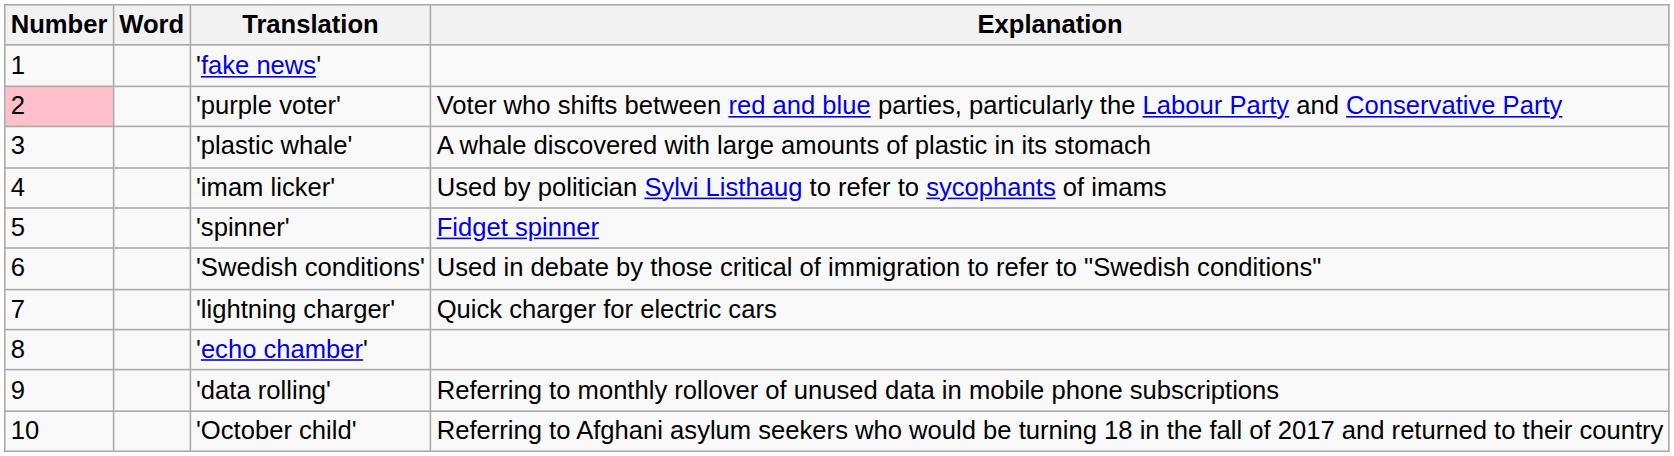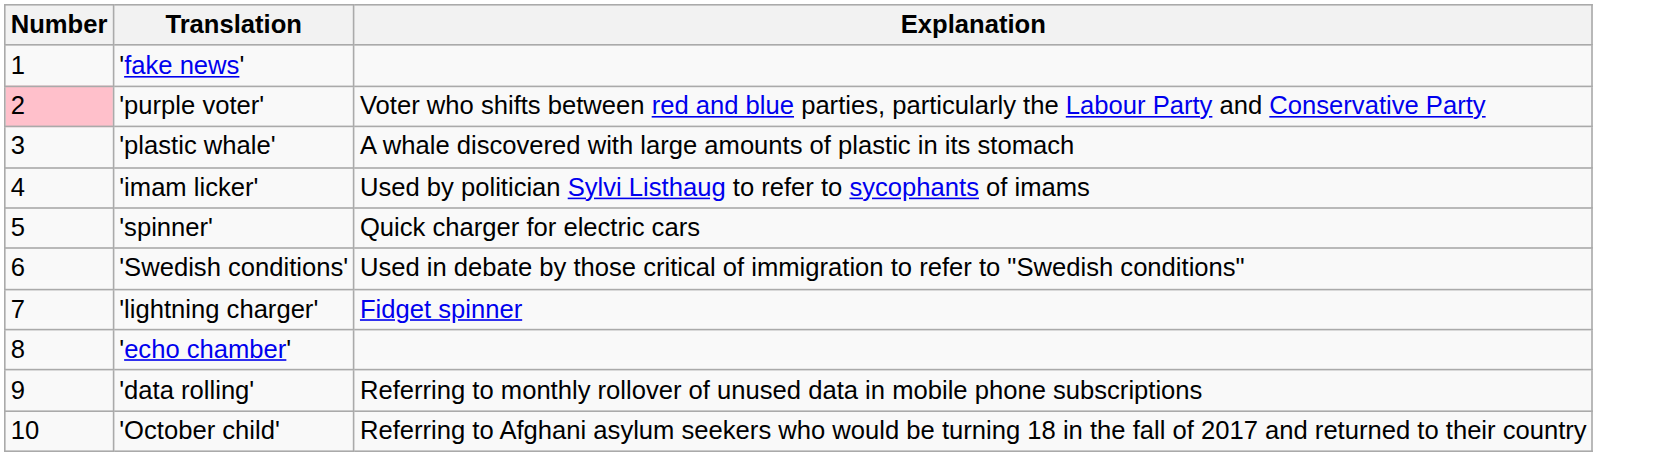- column: (152, 24)
(518, 227) Fidget spinner -> (530, 227) Quick charger for electric cars
(607, 308) Quick charger for electric cars -> (441, 308) Fidget spinner
